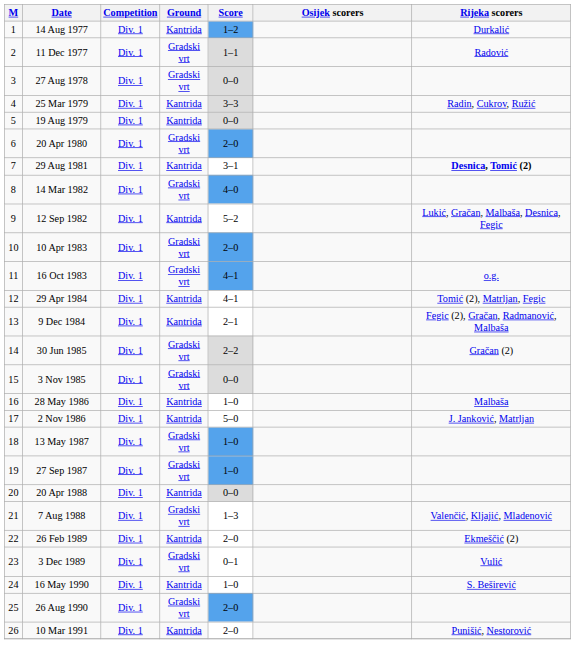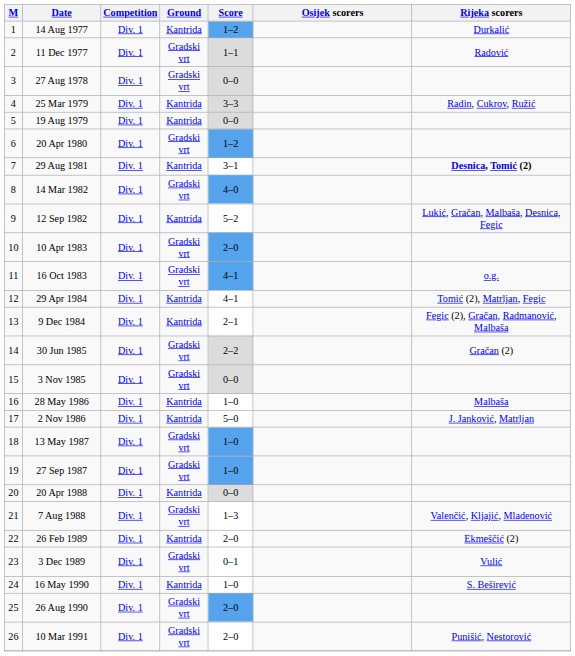(231, 143) 2–0 -> (231, 143) 1–2
(184, 630) Kantrida -> (184, 636) Gradski vrt
